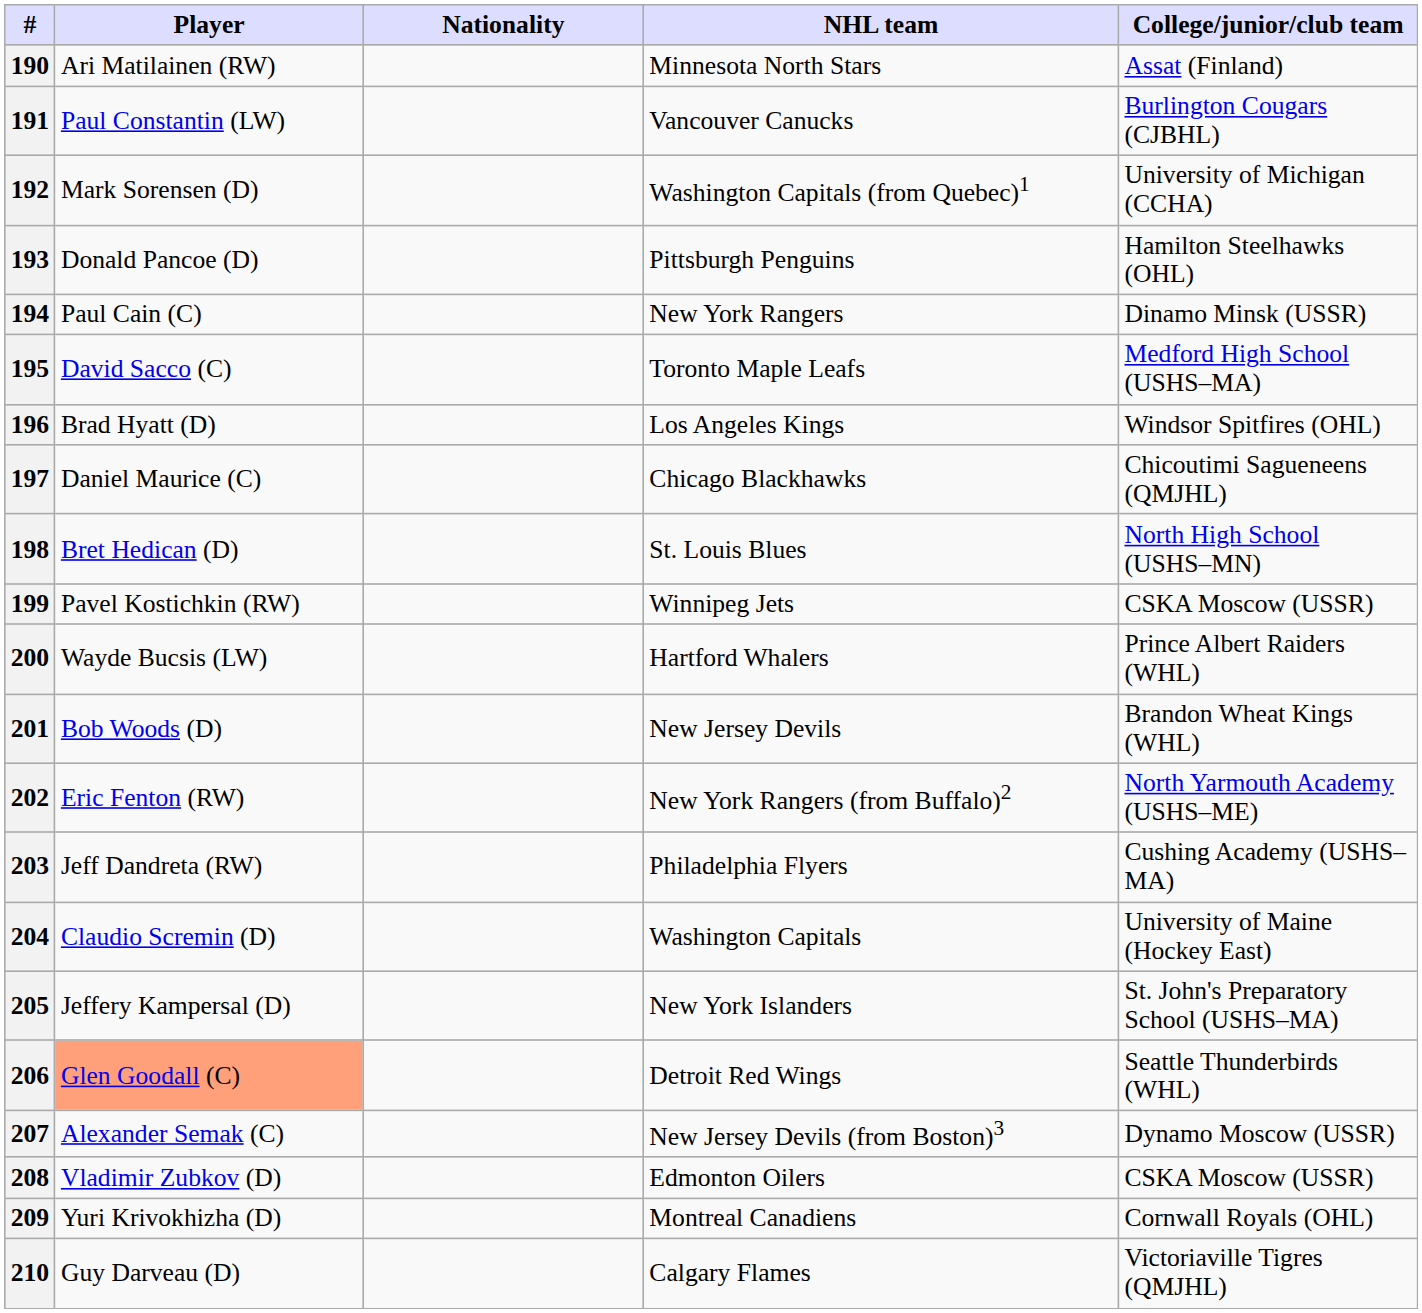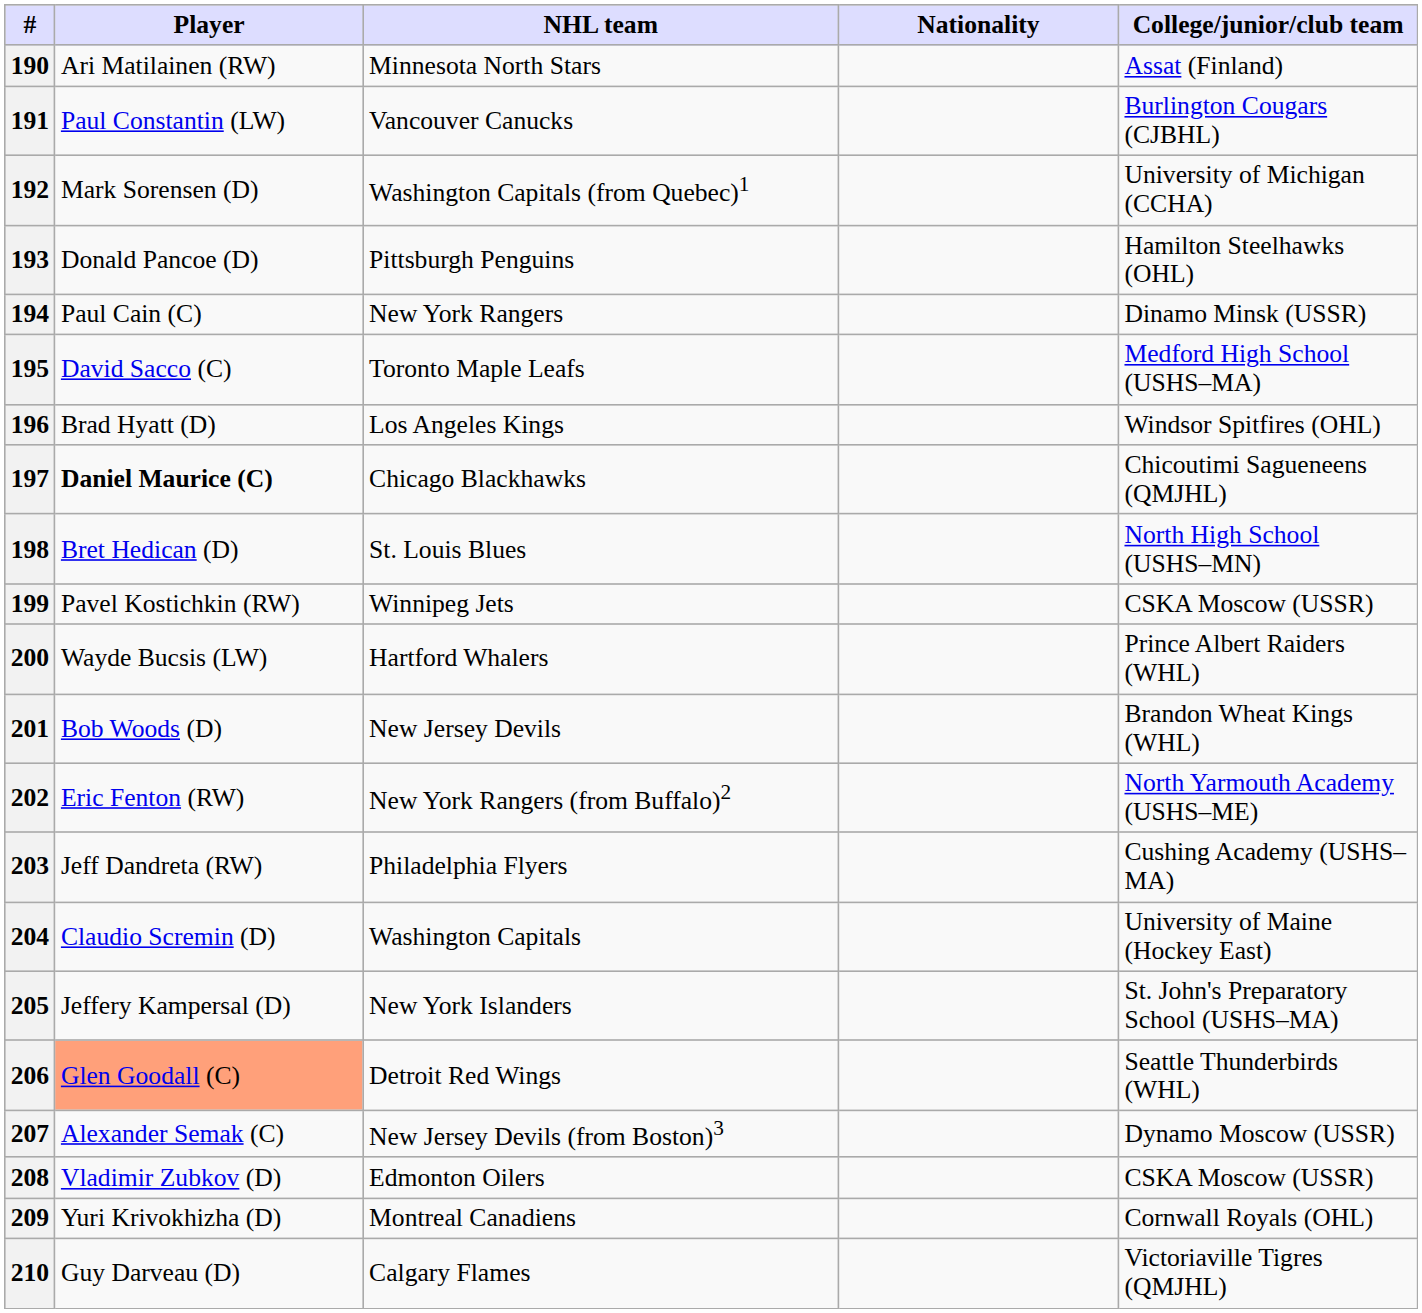columns swapped: (503, 24) <-> (881, 24)
(161, 479) normal -> (167, 479) bold
